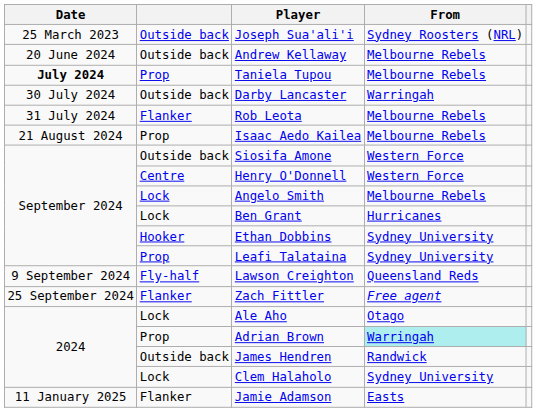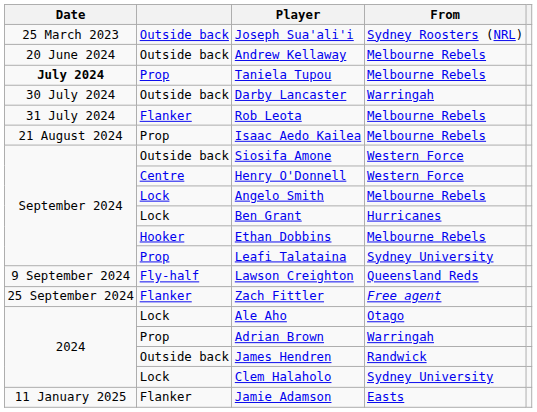(430, 236) Sydney University -> (427, 236) Melbourne Rebels
(401, 337) paleturquoise background -> (401, 337) no background
